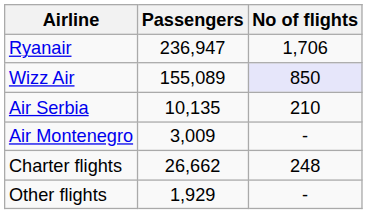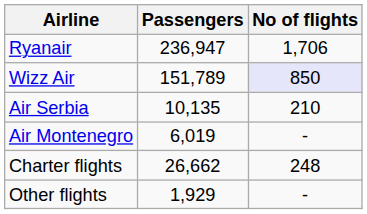(193, 78) 155,089 -> (193, 78) 151,789
(193, 136) 3,009 -> (193, 136) 6,019
